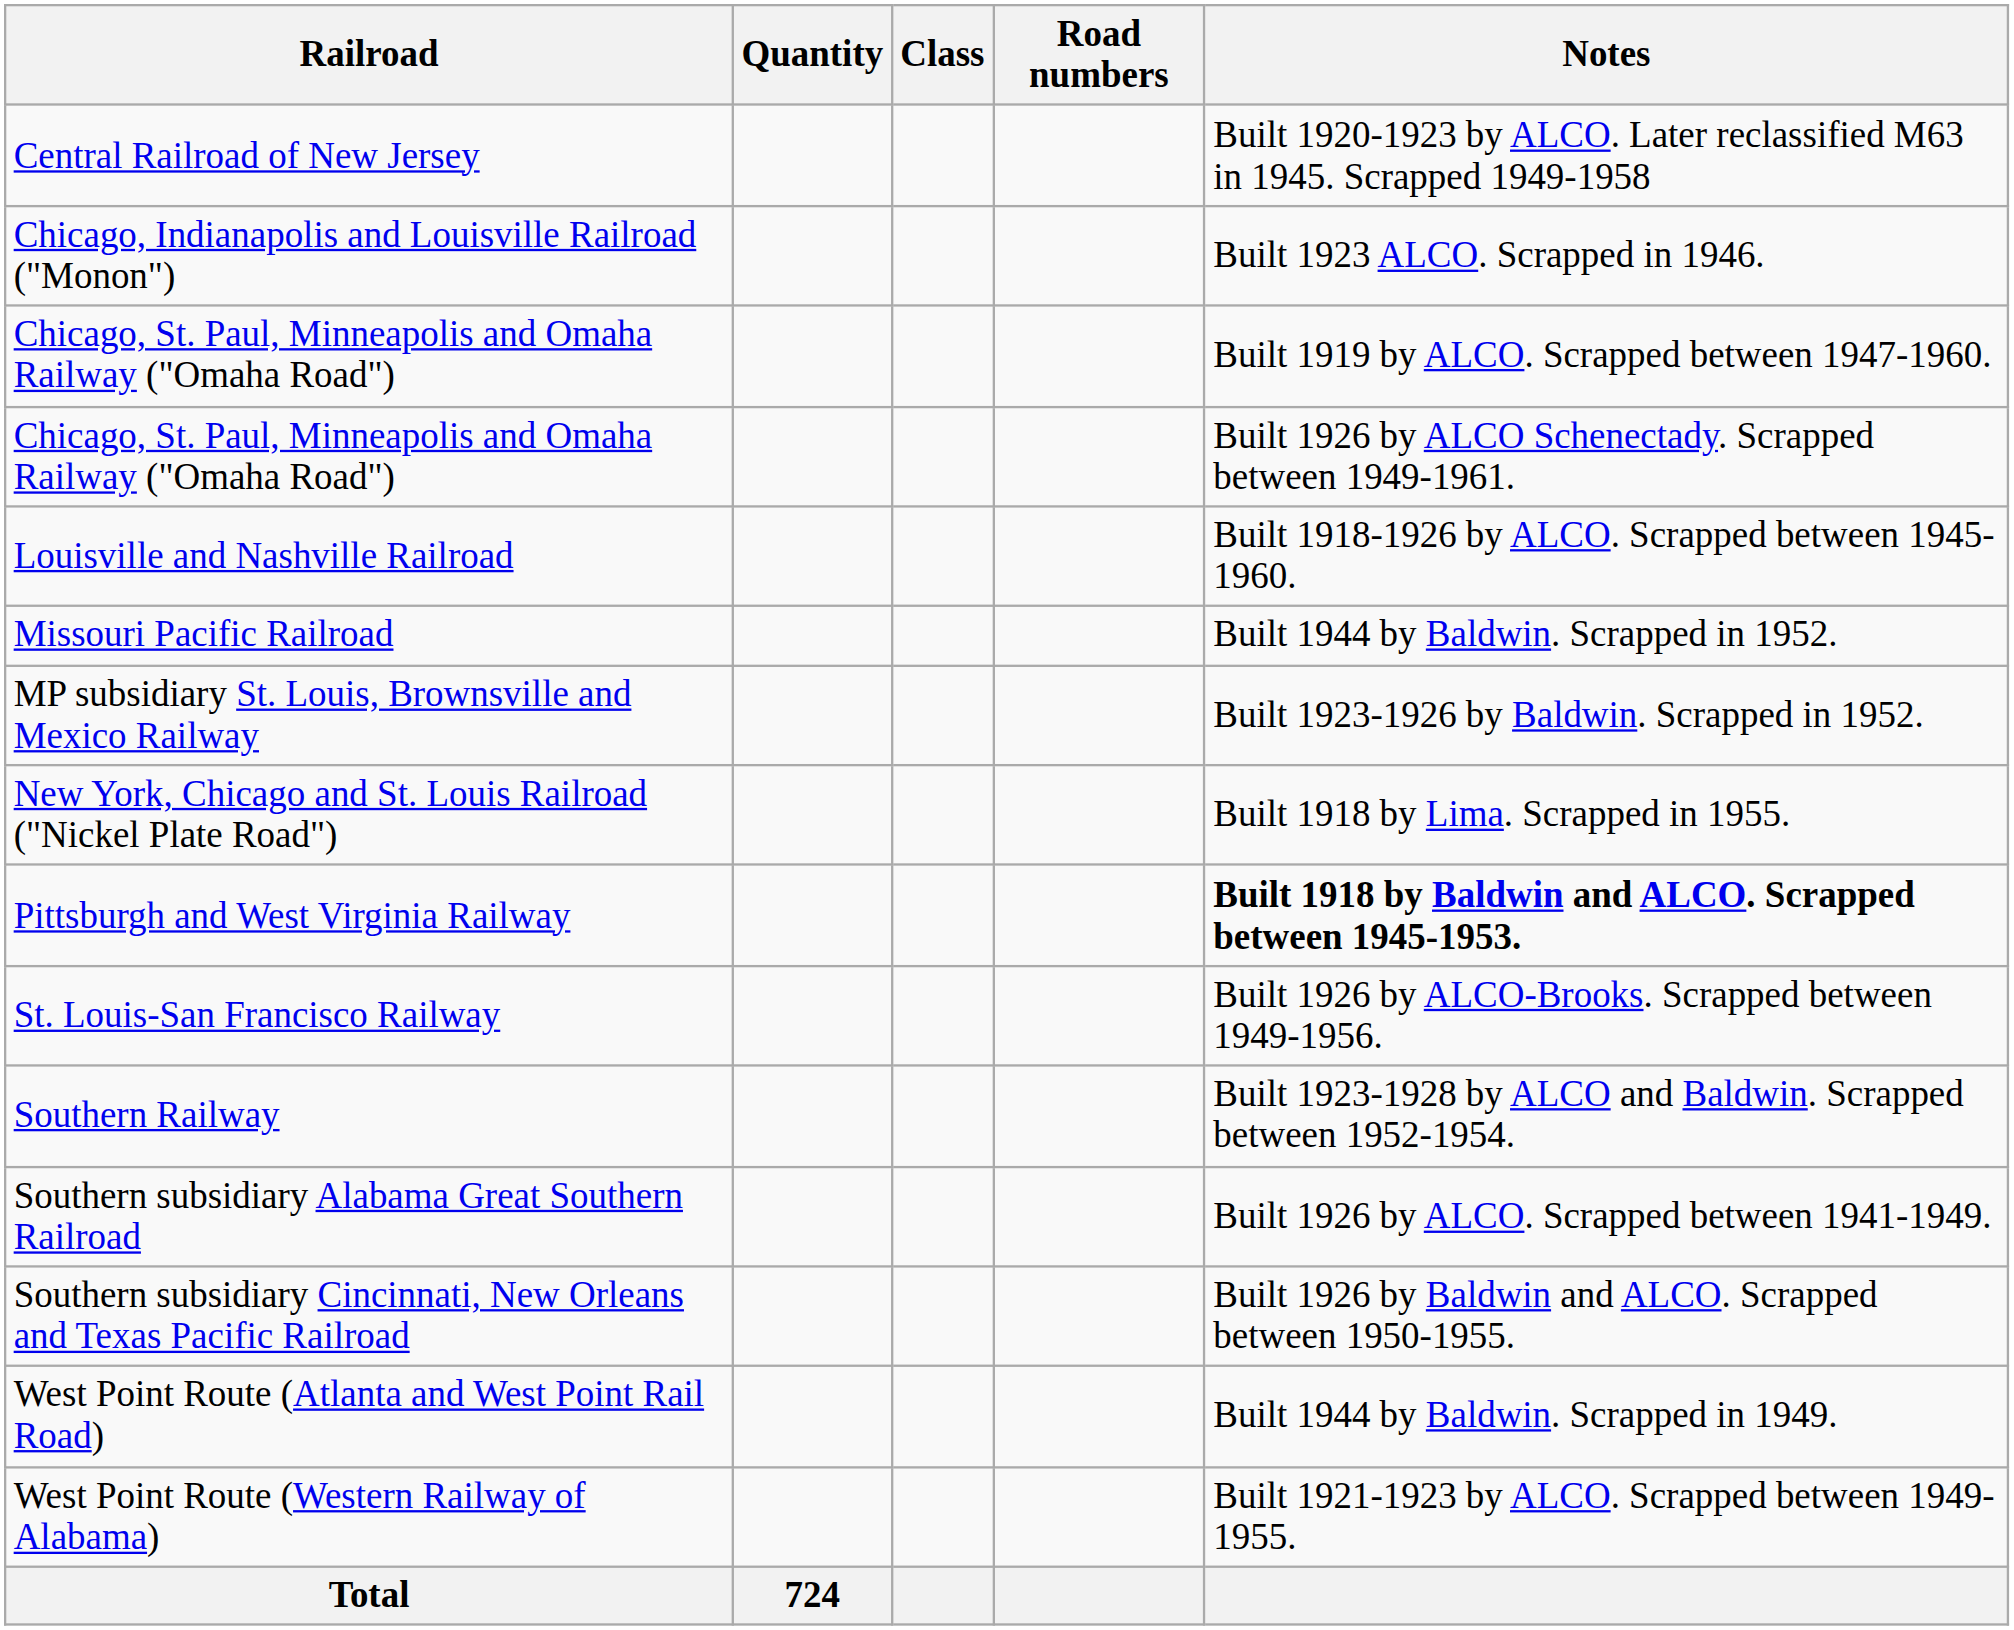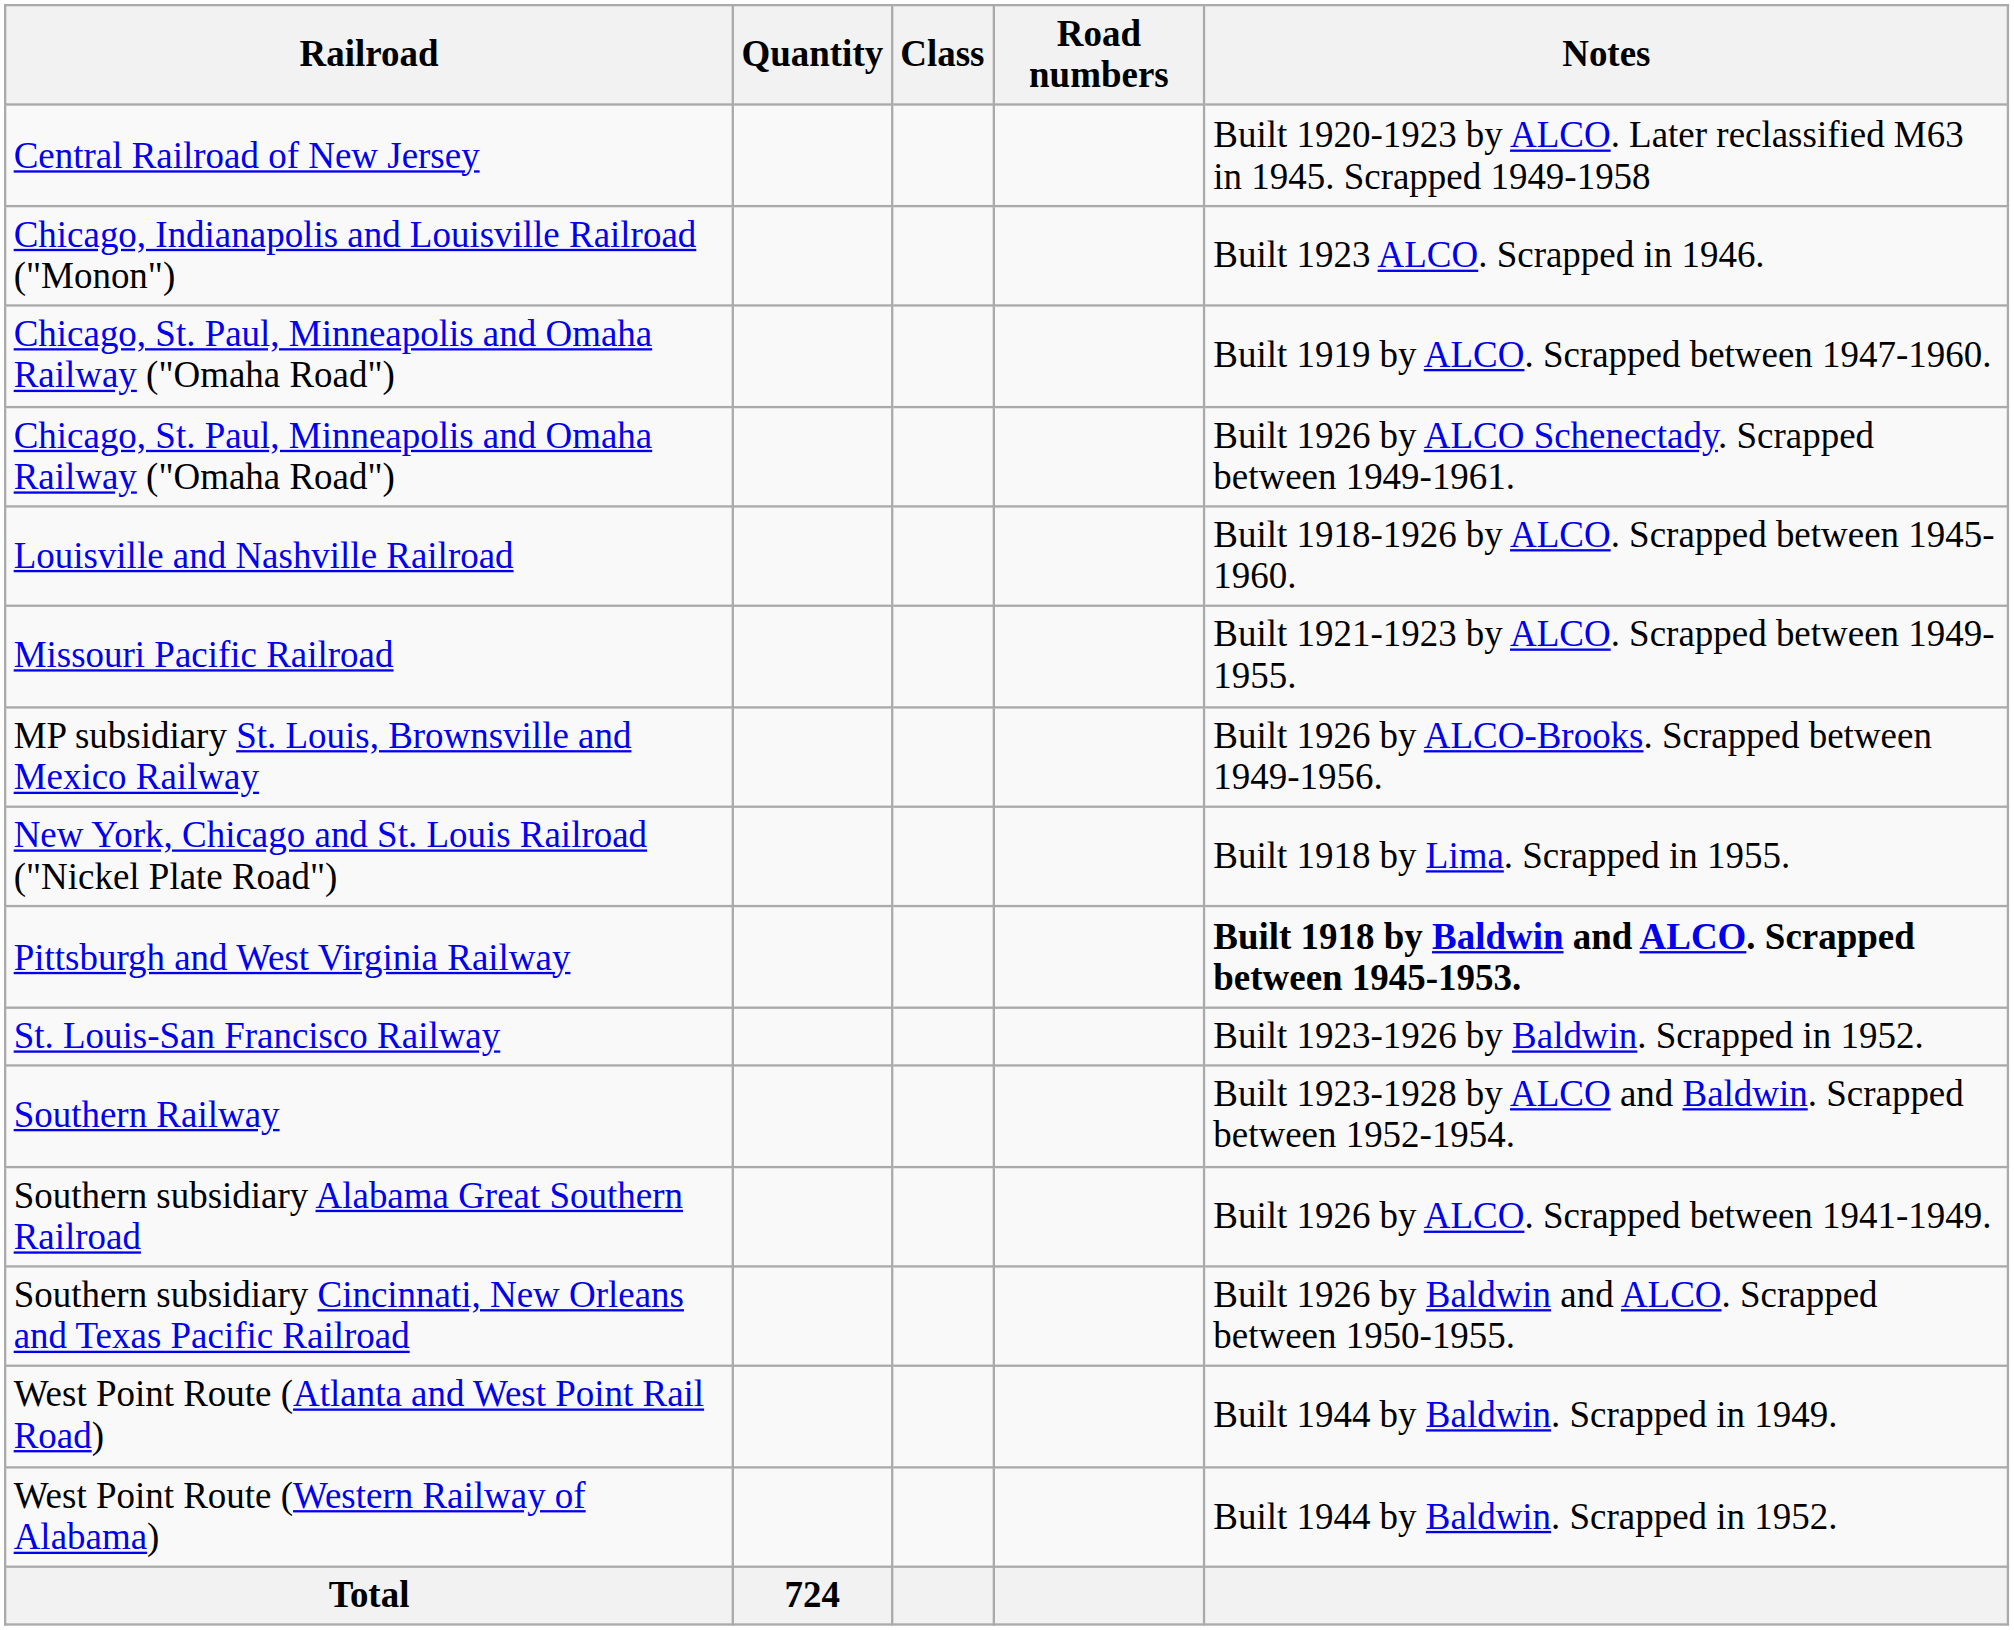(1525, 634) Built 1944 by Baldwin. Scrapped in 1952. -> (1604, 655) Built 1921-1923 by ALCO. Scrapped between 1949-1955.
(1569, 714) Built 1923-1926 by Baldwin. Scrapped in 1952. -> (1573, 755) Built 1926 by ALCO-Brooks. Scrapped between 1949-1956.
(1573, 1014) Built 1926 by ALCO-Brooks. Scrapped between 1949-1956. -> (1569, 1035) Built 1923-1926 by Baldwin. Scrapped in 1952.
(1604, 1515) Built 1921-1923 by ALCO. Scrapped between 1949-1955. -> (1525, 1515) Built 1944 by Baldwin. Scrapped in 1952.
